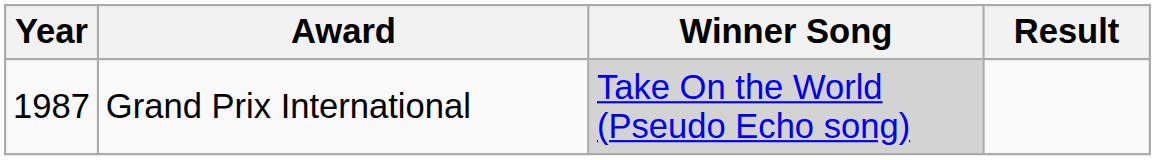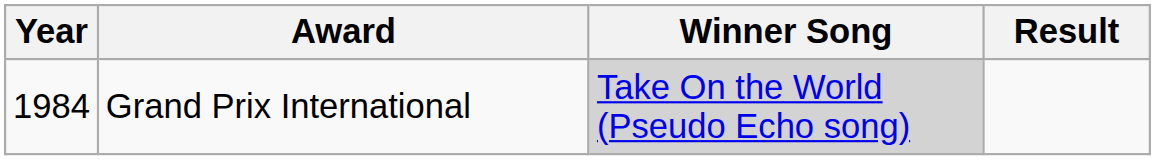(51, 106) 1987 -> (51, 106) 1984
